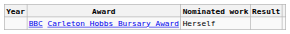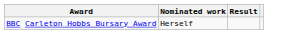- column: (16, 11)
